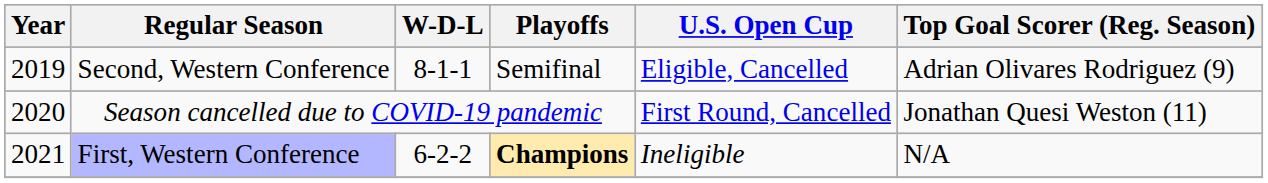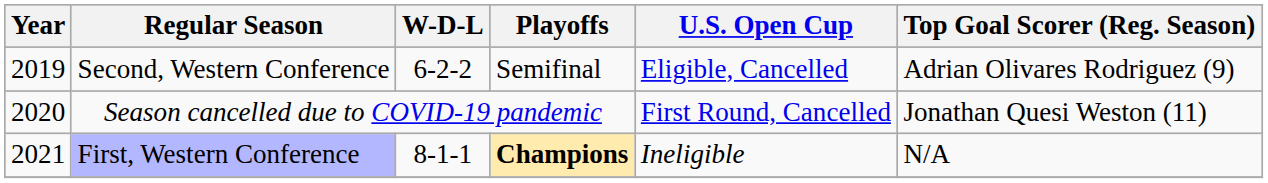(443, 68) 8-1-1 -> (443, 68) 6-2-2
(443, 154) 6-2-2 -> (443, 154) 8-1-1
